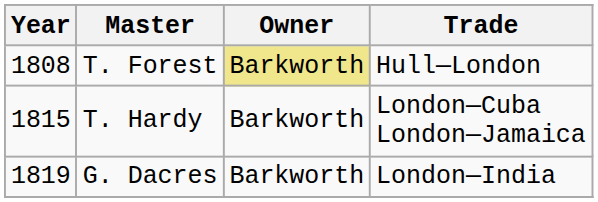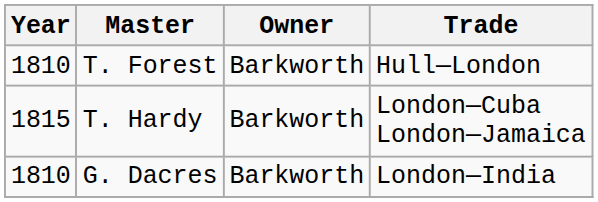(41, 66) 1808 -> (41, 66) 1810
(297, 66) khaki background -> (297, 66) no background
(41, 176) 1819 -> (41, 176) 1810
